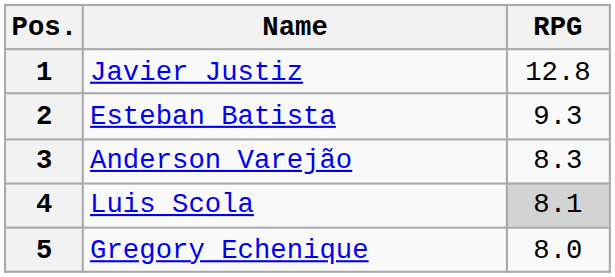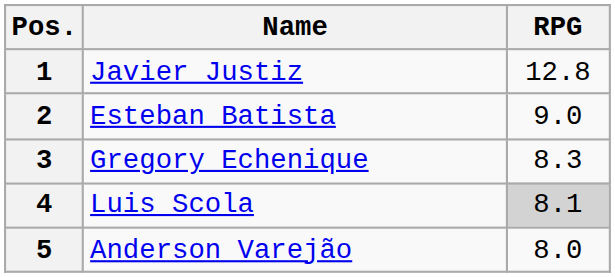(558, 116) 9.3 -> (558, 116) 9.0
(221, 161) Anderson Varejão -> (229, 161) Gregory Echenique
(229, 250) Gregory Echenique -> (221, 250) Anderson Varejão
